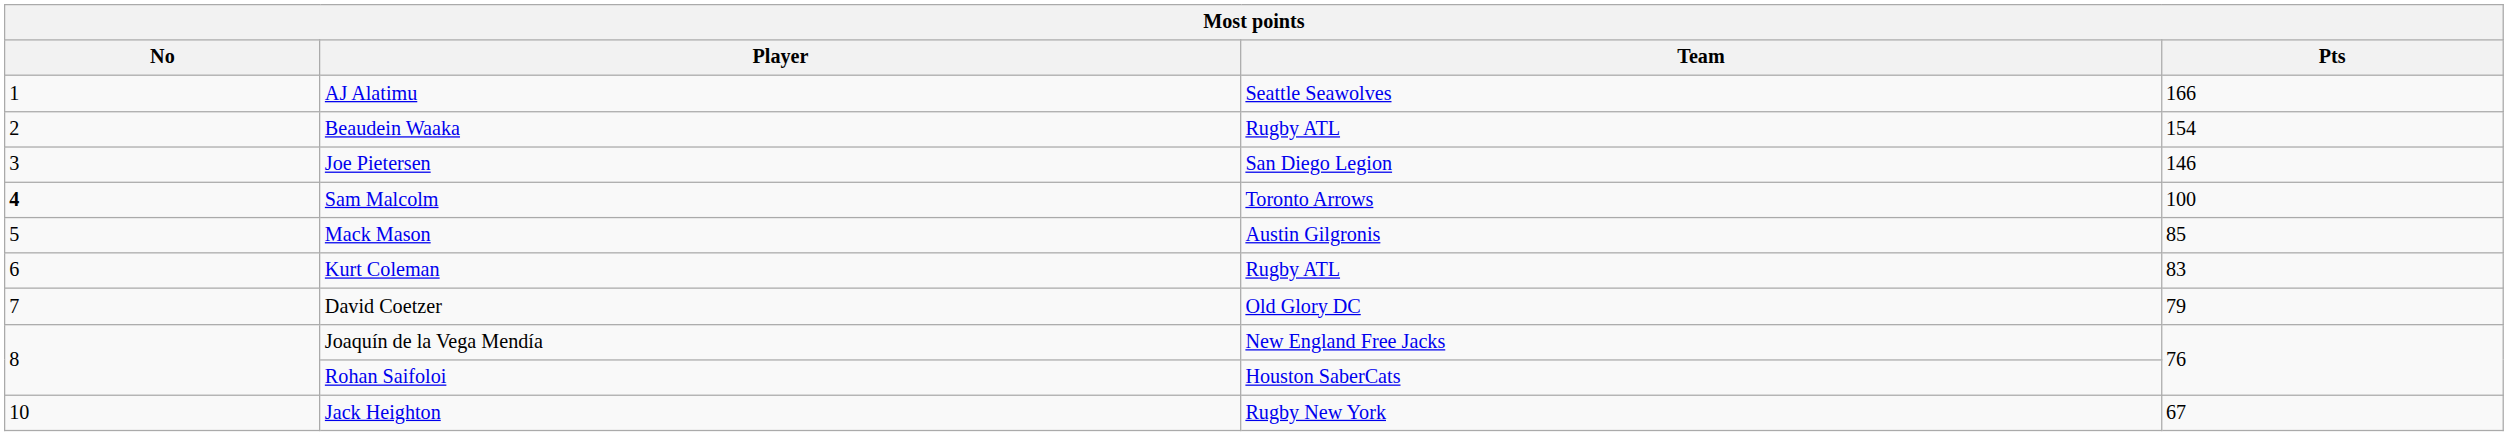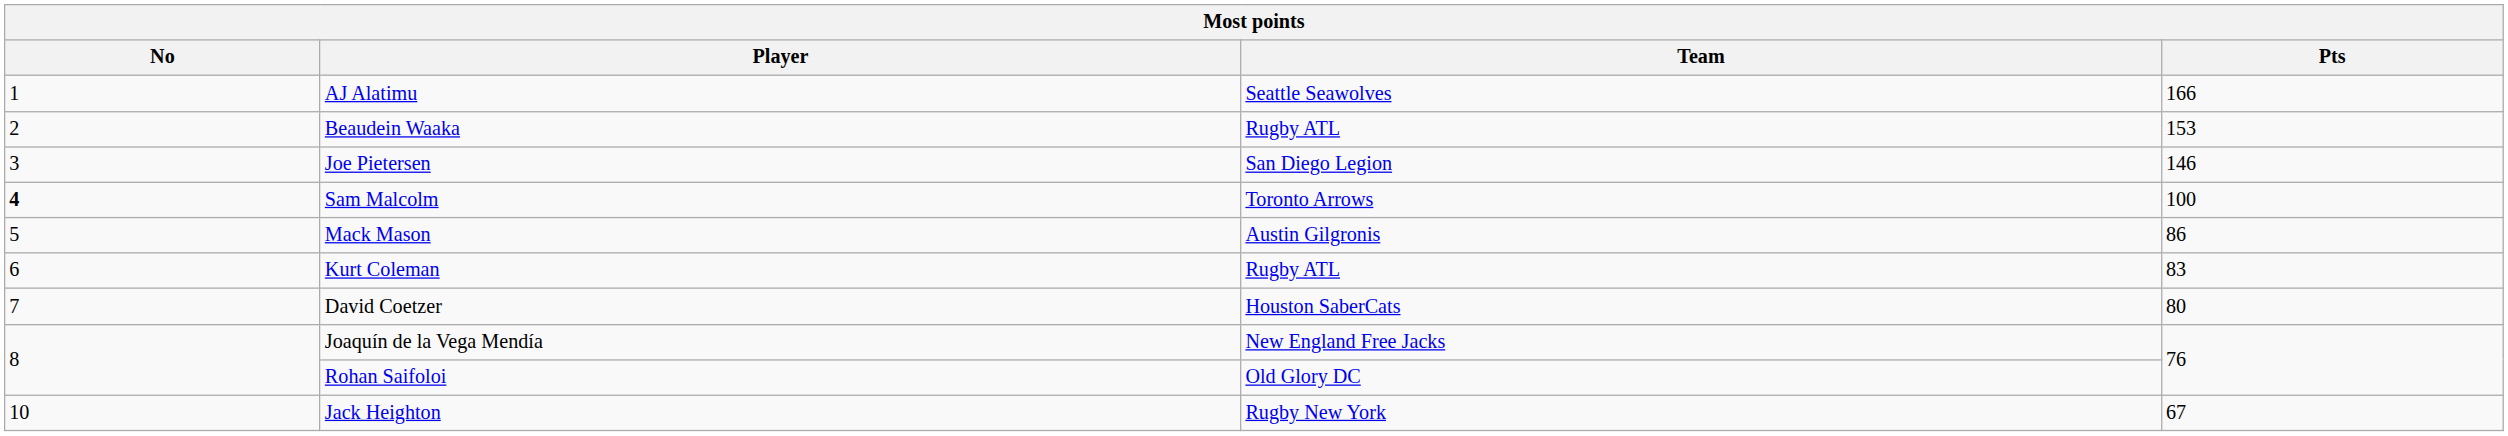(2181, 128) 154 -> (2181, 128) 153
(2176, 234) 85 -> (2176, 234) 86
(1303, 305) Old Glory DC -> (1323, 305) Houston SaberCats
(2176, 305) 79 -> (2176, 305) 80
(1323, 376) Houston SaberCats -> (1303, 376) Old Glory DC
